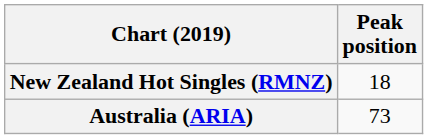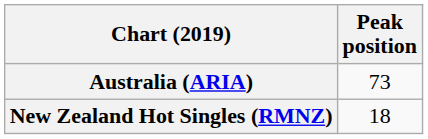rows swapped: (171, 116) <-> (171, 81)
